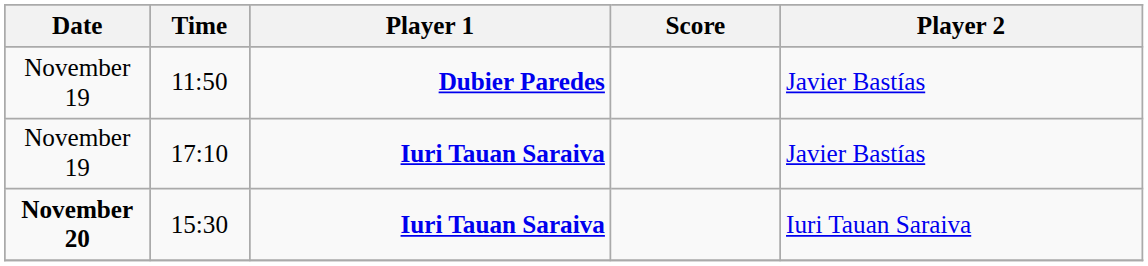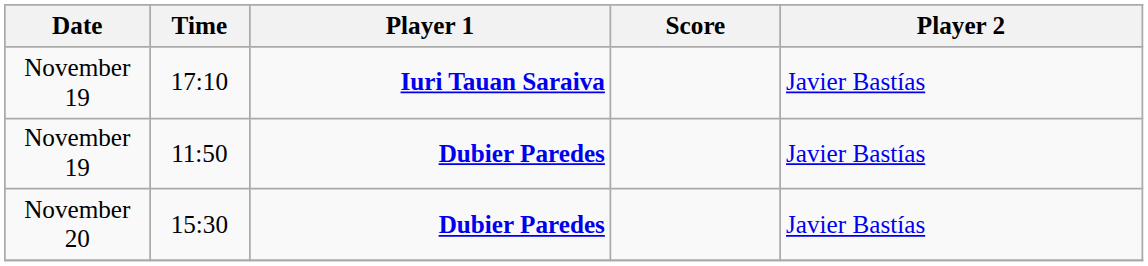rows swapped: (199, 82) <-> (199, 153)
(77, 224) bold -> (77, 224) normal
(503, 224) Iuri Tauan Saraiva -> (522, 224) Dubier Paredes
(879, 224) Iuri Tauan Saraiva -> (856, 224) Javier Bastías
